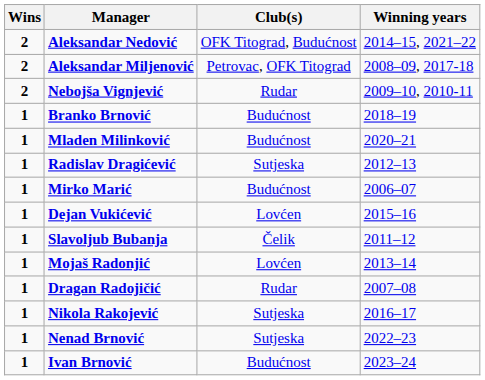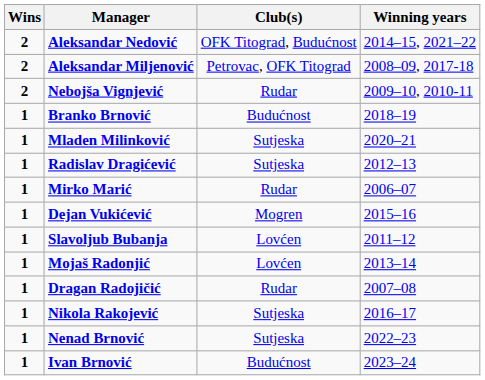(279, 140) Budućnost -> (279, 140) Sutjeska
(279, 190) Budućnost -> (279, 190) Rudar
(279, 214) Lovćen -> (279, 214) Mogren
(279, 239) Čelik -> (279, 239) Lovćen
